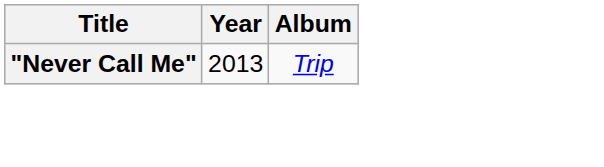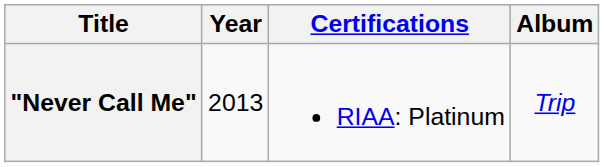+ column: (390, 24)
